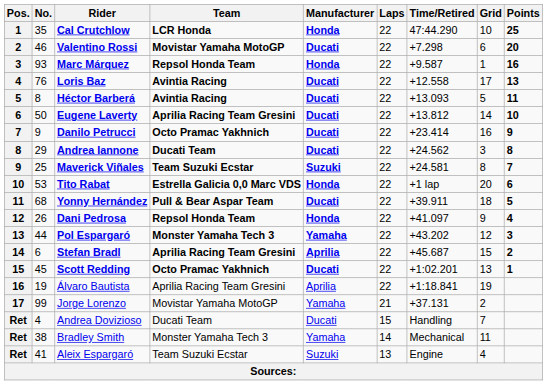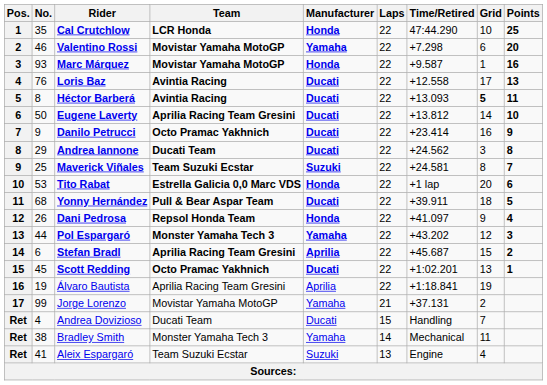(322, 47) Ducati -> (326, 47) Yamaha
(204, 64) Repsol Honda Team -> (218, 64) Movistar Yamaha MotoGP
(483, 99) normal -> (483, 99) bold
